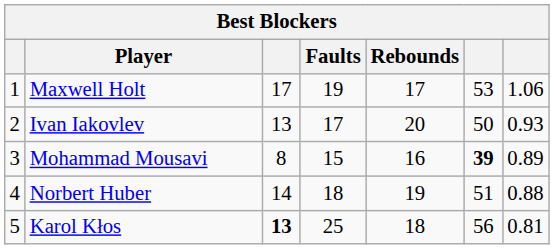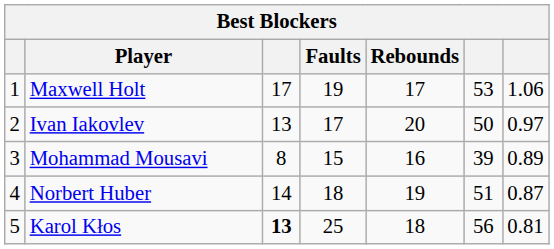(526, 124) 0.93 -> (526, 124) 0.97
(483, 158) bold -> (483, 158) normal
(526, 192) 0.88 -> (526, 192) 0.87
